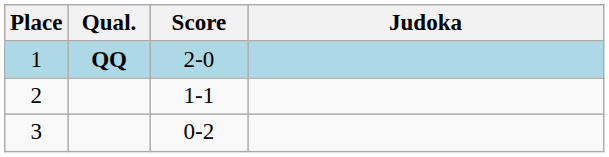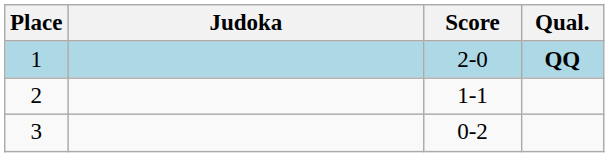columns swapped: (426, 22) <-> (109, 22)
